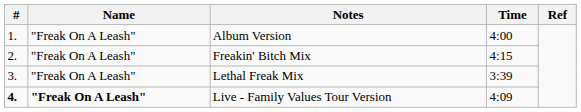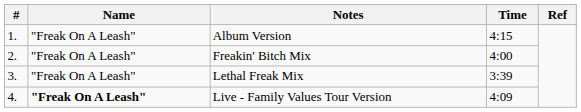(501, 35) 4:00 -> (501, 35) 4:15
(501, 55) 4:15 -> (501, 55) 4:00
(12, 96) bold -> (12, 96) normal
